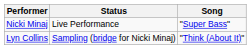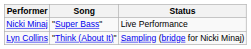columns swapped: (212, 11) <-> (114, 11)
